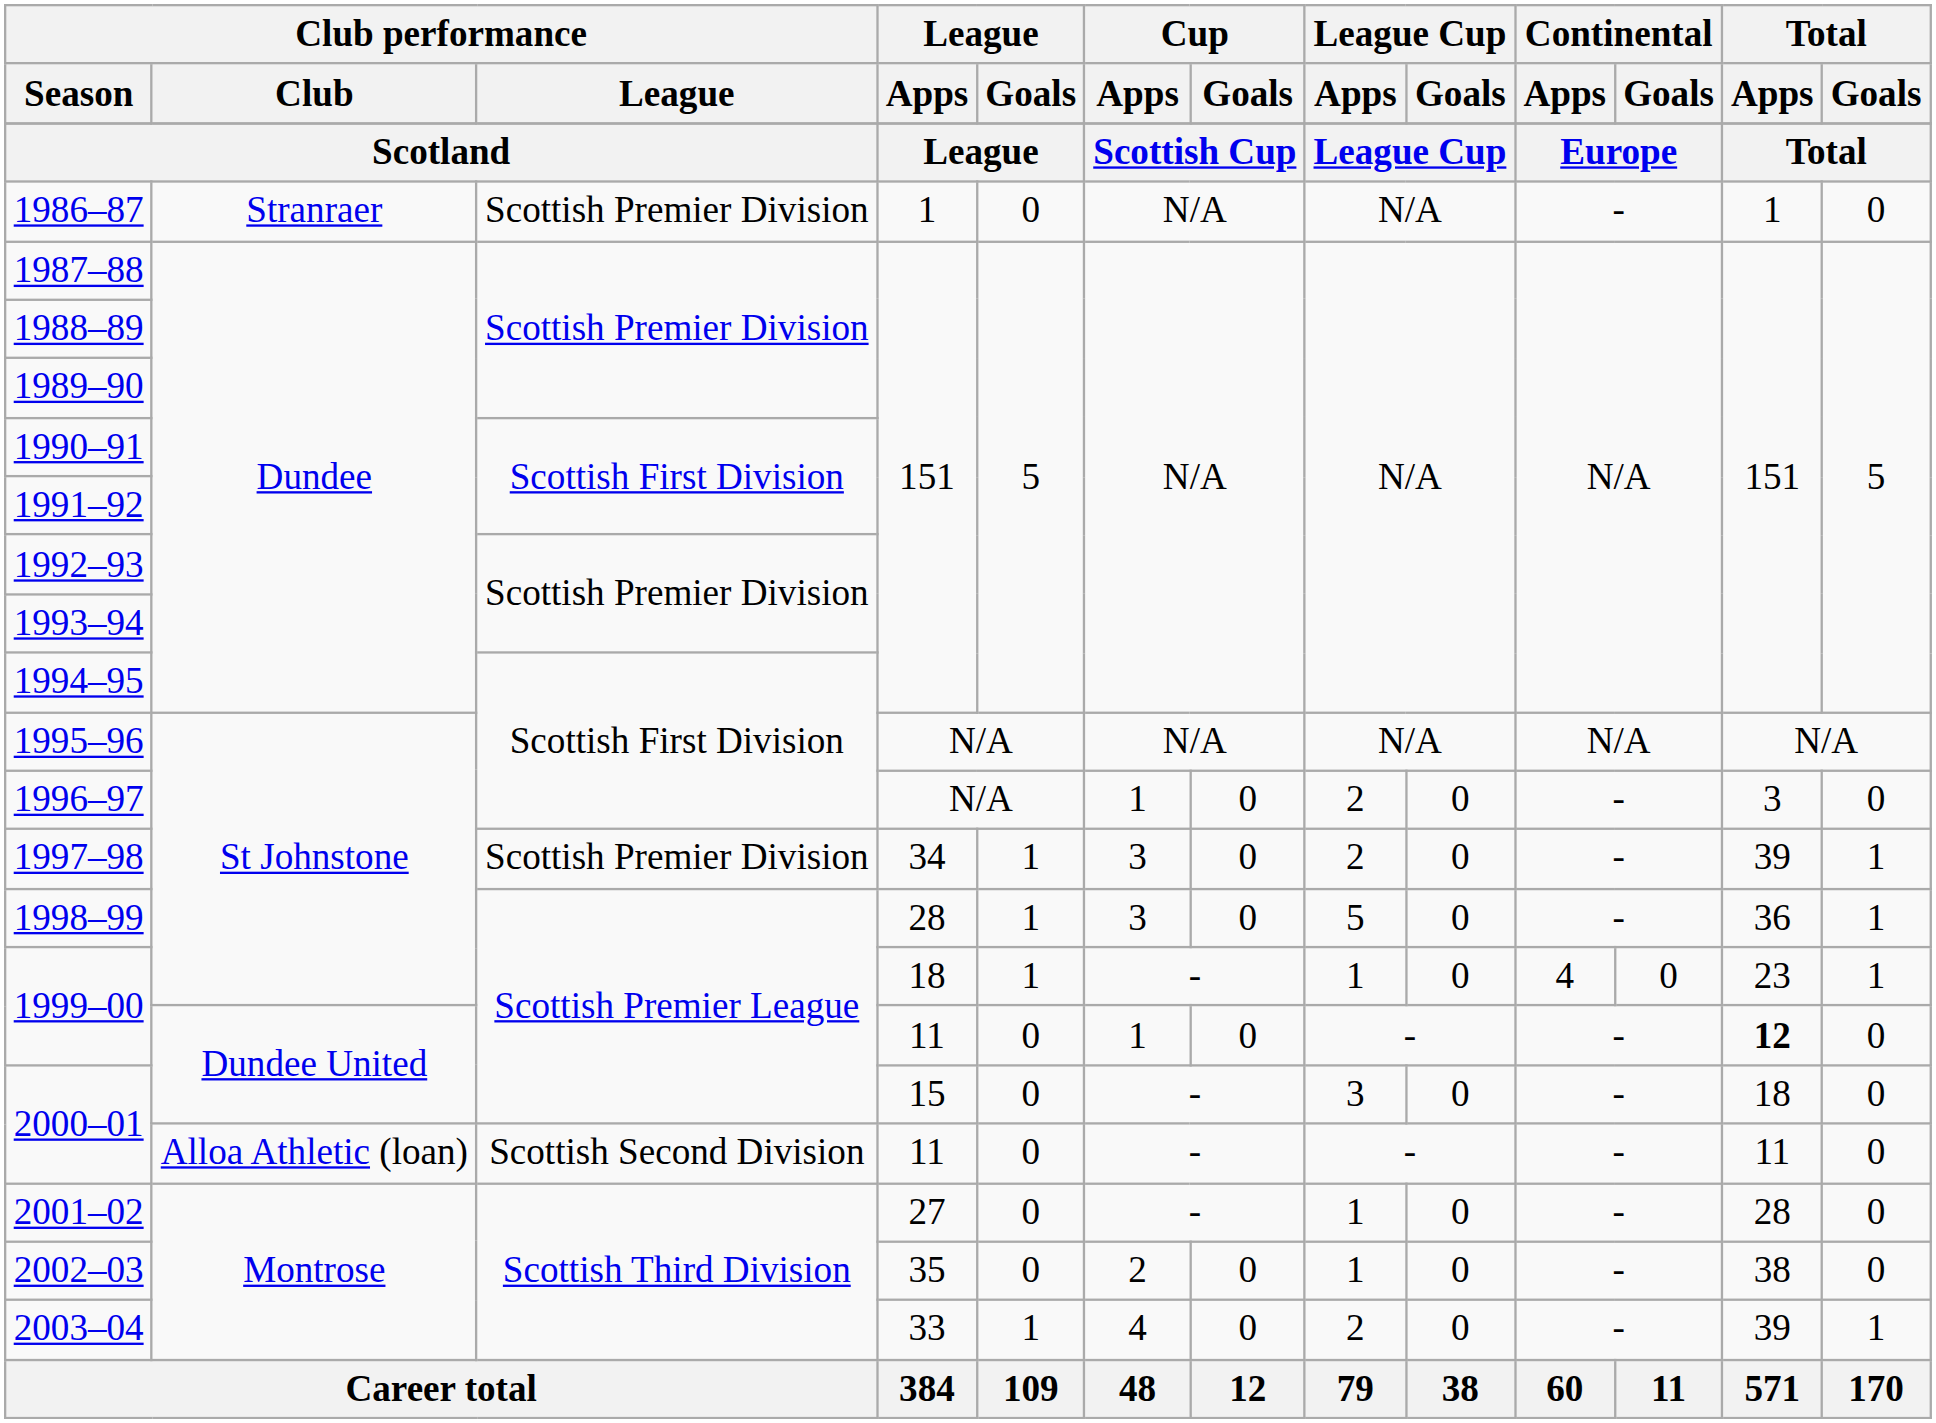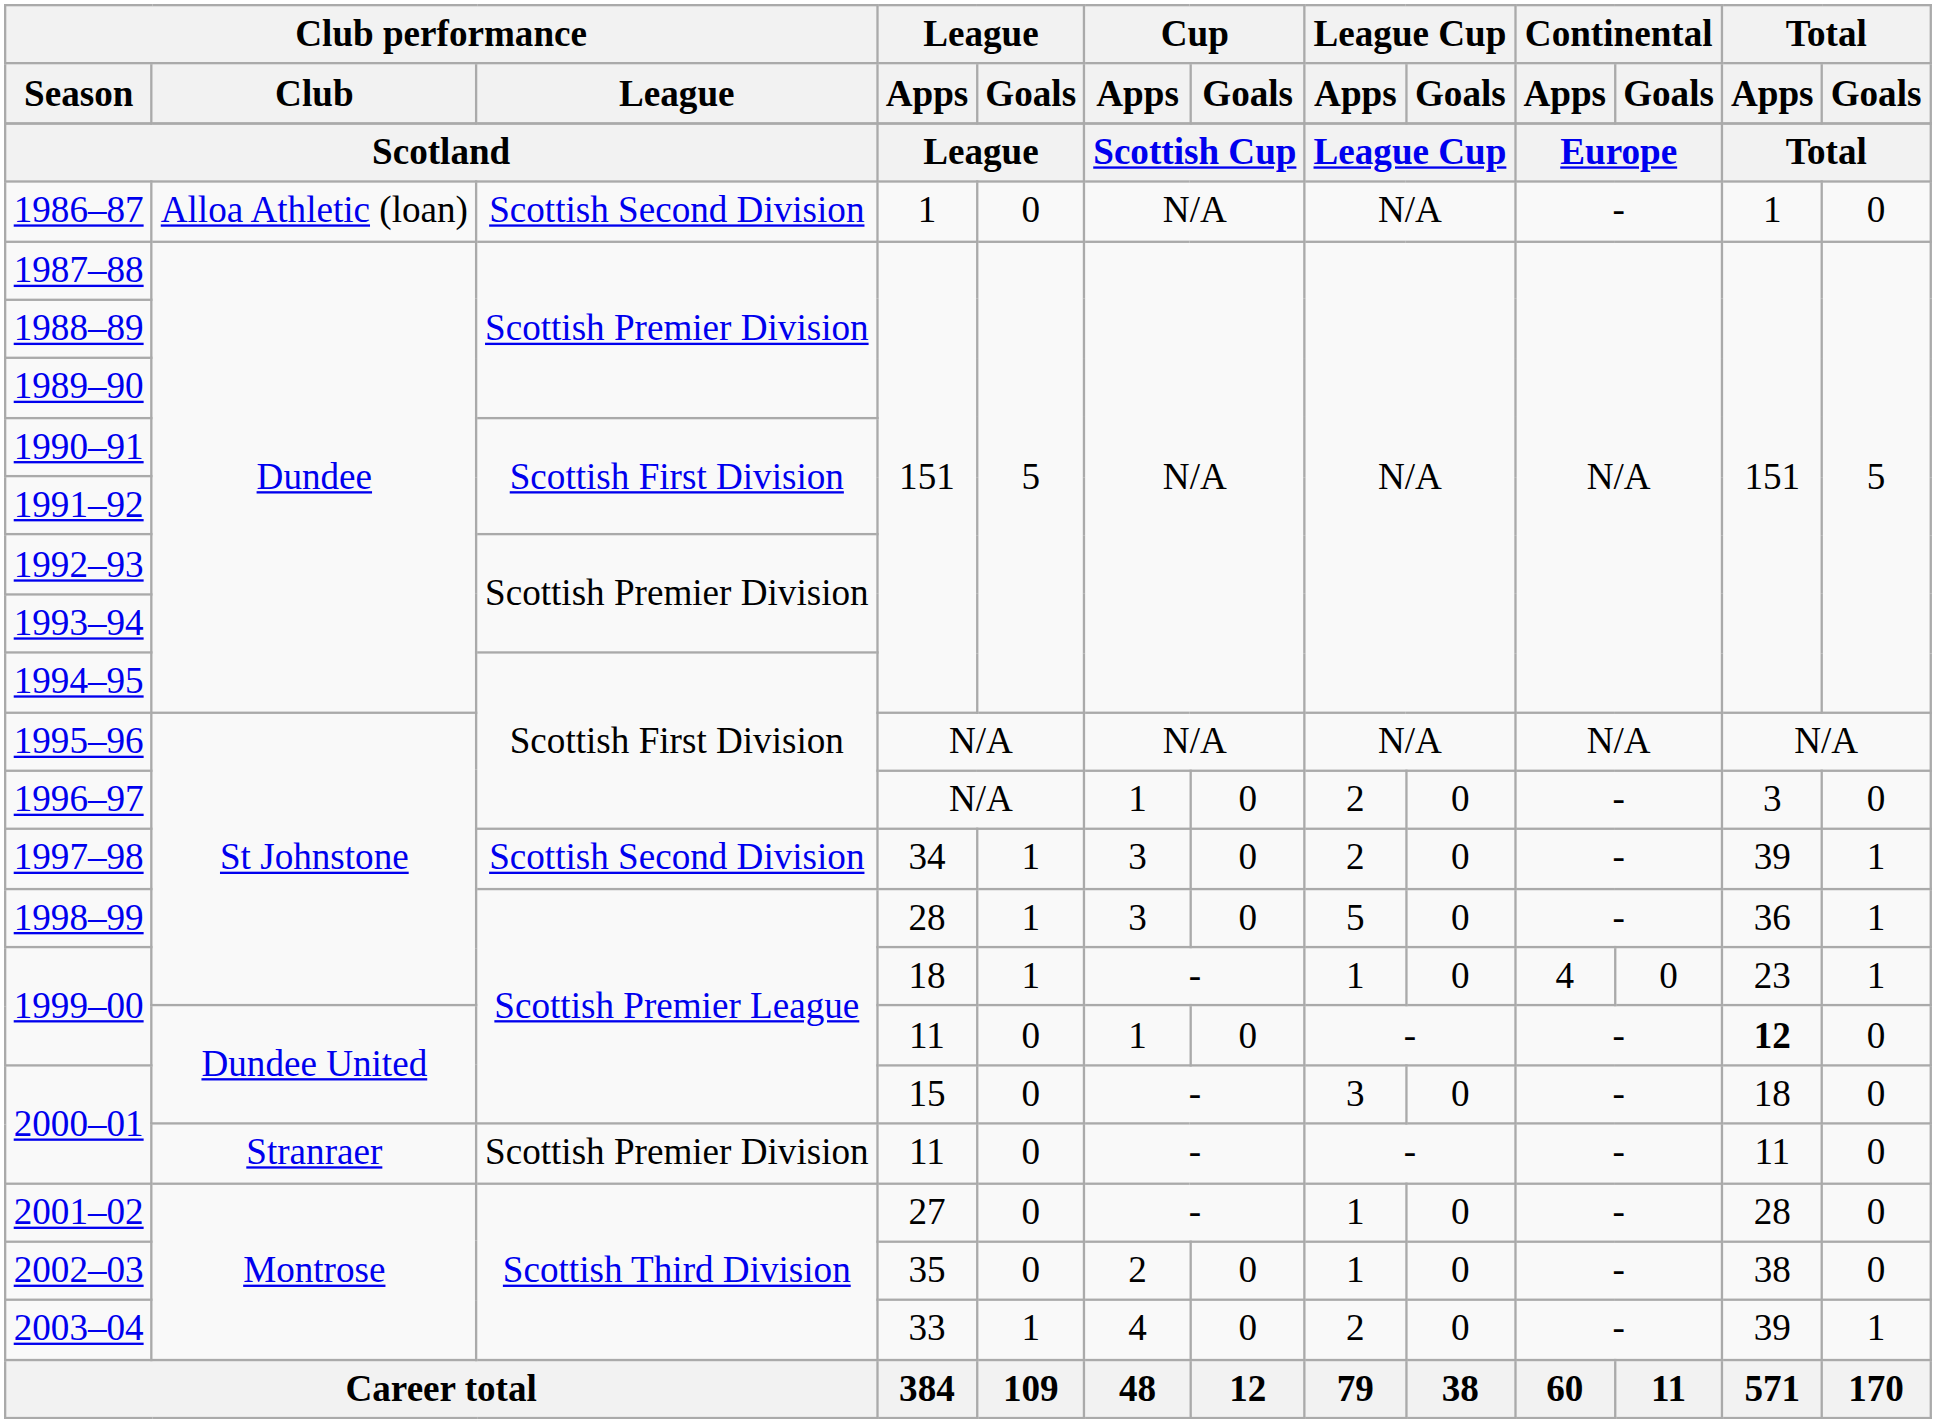(314, 210) Stranraer -> (314, 210) Alloa Athletic (loan)
(677, 210) Scottish Premier Division -> (677, 210) Scottish Second Division
(677, 858) Scottish Premier Division -> (677, 858) Scottish Second Division
(314, 1152) Alloa Athletic (loan) -> (314, 1152) Stranraer
(677, 1152) Scottish Second Division -> (677, 1152) Scottish Premier Division
